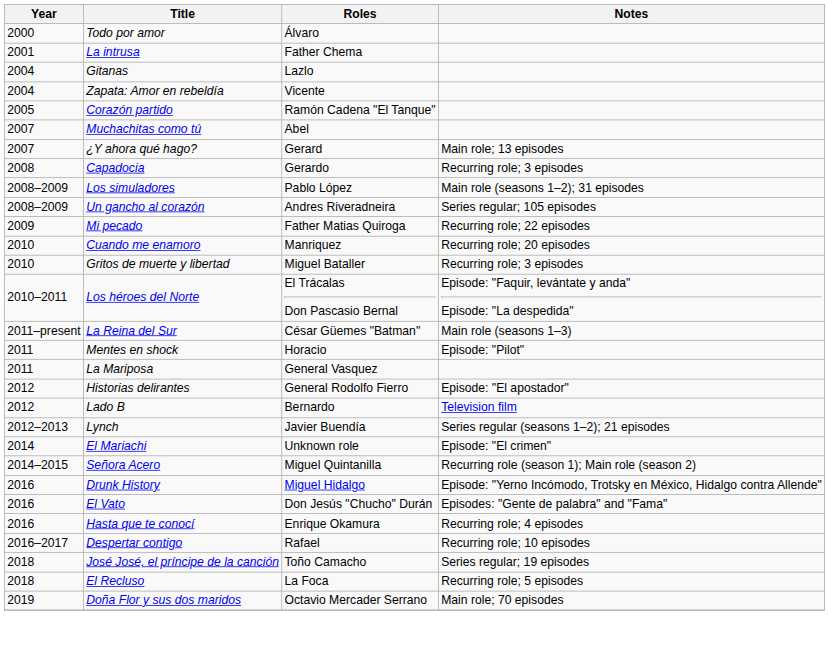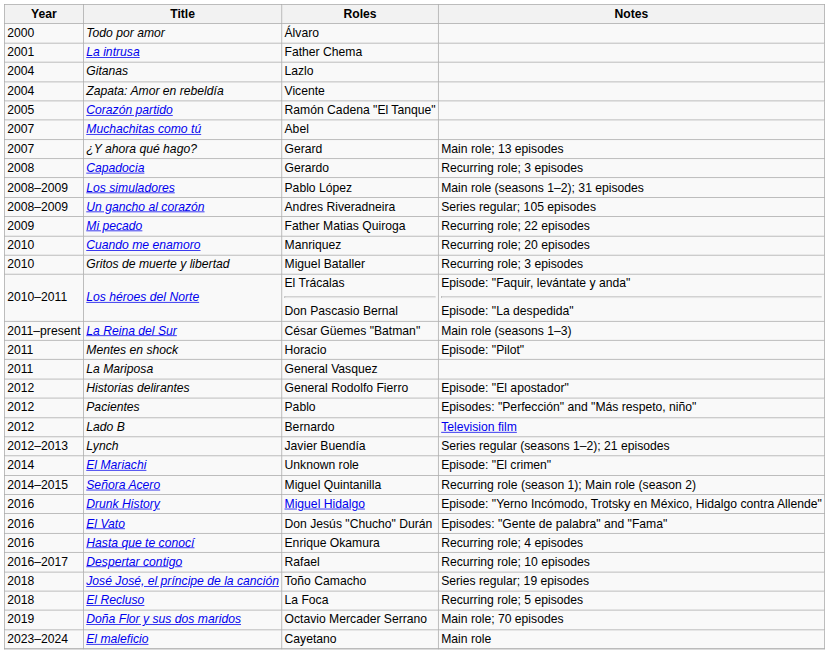+ row: (113, 407)
+ row: (117, 639)
